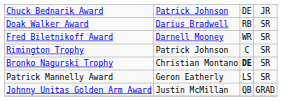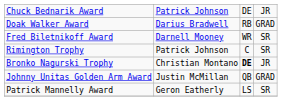(265, 24) SR -> (265, 24) GRAD
(265, 63) SR -> (265, 63) JR
rows swapped: (60, 77) <-> (79, 90)
